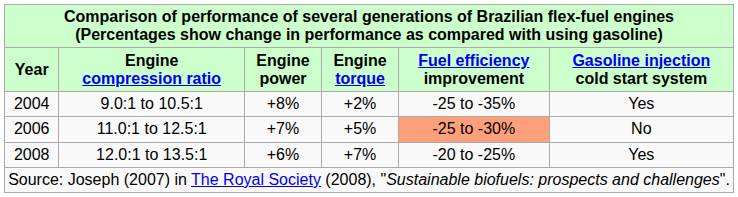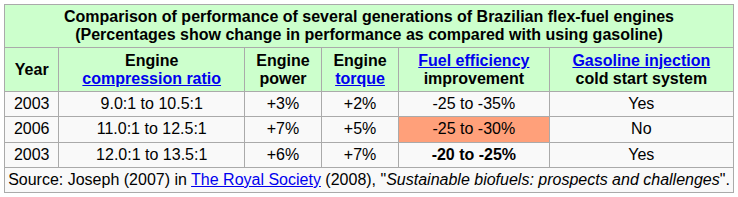(32, 103) 2004 -> (32, 103) 2003
(283, 103) +8% -> (283, 103) +3%
(32, 154) 2008 -> (32, 154) 2003
(474, 154) normal -> (474, 154) bold
